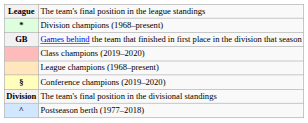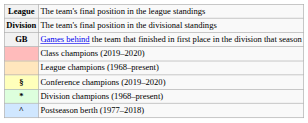rows swapped: (129, 95) <-> (102, 25)
